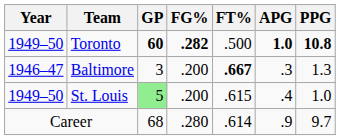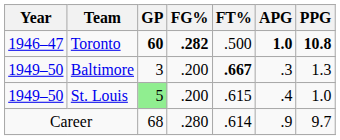(36, 43) 1949–50 -> (36, 43) 1946–47
(36, 69) 1946–47 -> (36, 69) 1949–50
